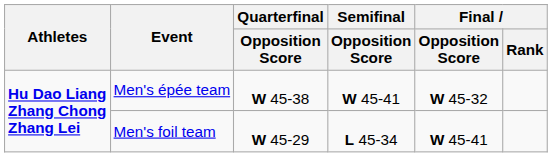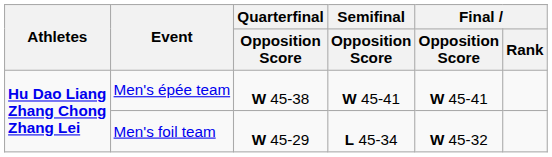(459, 99) W 45-32 -> (459, 99) W 45-41
(459, 140) W 45-41 -> (459, 140) W 45-32
